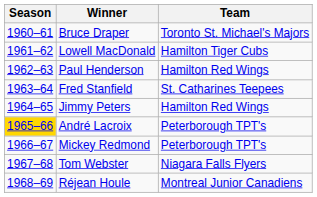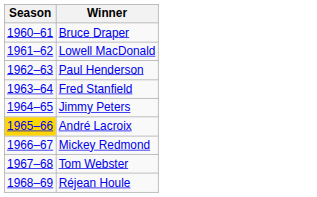- column: (235, 13)
